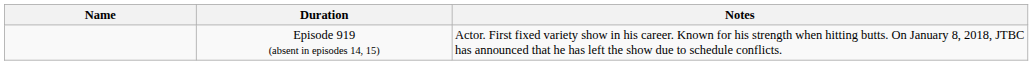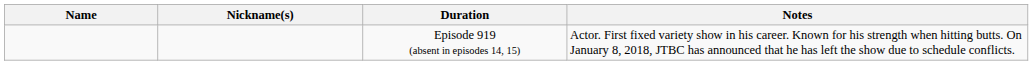+ column: (260, 14)
